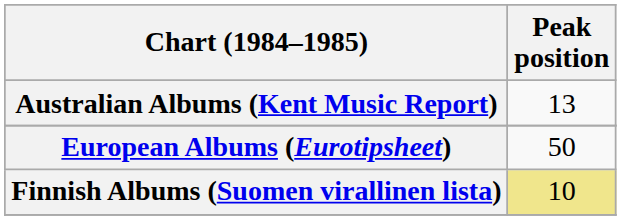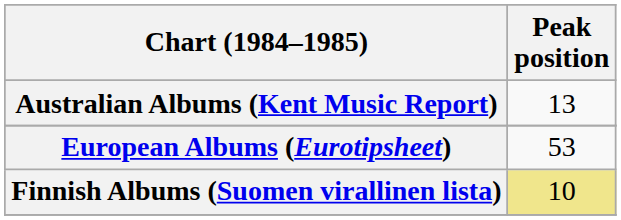(562, 147) 50 -> (562, 147) 53
